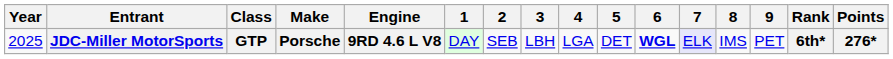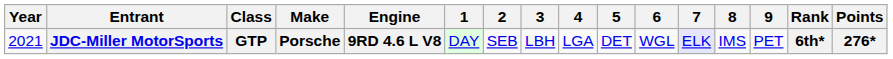(25, 41) 2025 -> (25, 41) 2021
(657, 41) bold -> (657, 41) normal
